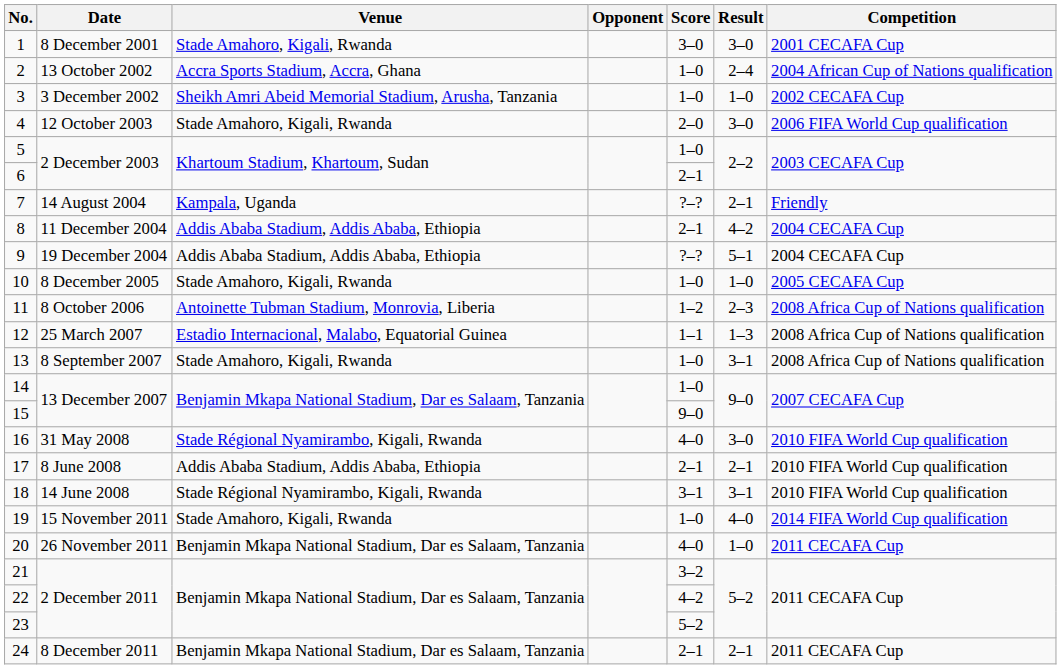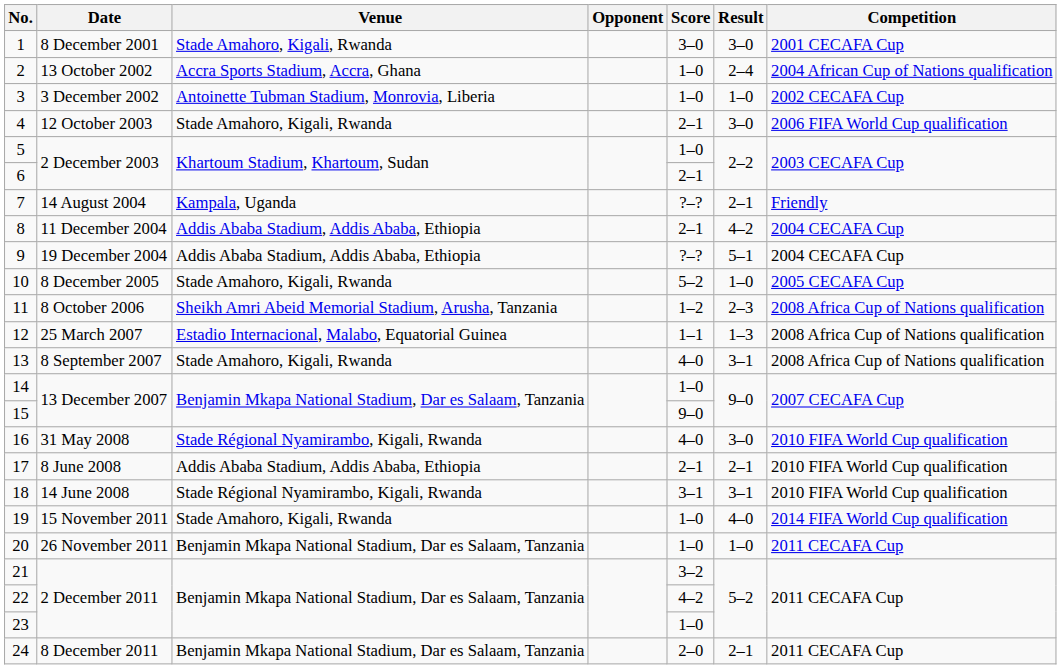(367, 96) Sheikh Amri Abeid Memorial Stadium, Arusha, Tanzania -> (336, 96) Antoinette Tubman Stadium, Monrovia, Liberia
(691, 123) 2–0 -> (691, 123) 2–1
(691, 281) 1–0 -> (691, 281) 5–2
(336, 307) Antoinette Tubman Stadium, Monrovia, Liberia -> (367, 307) Sheikh Amri Abeid Memorial Stadium, Arusha, Tanzania
(691, 360) 1–0 -> (691, 360) 4–0
(691, 545) 4–0 -> (691, 545) 1–0
(691, 624) 5–2 -> (691, 624) 1–0
(691, 651) 2–1 -> (691, 651) 2–0
